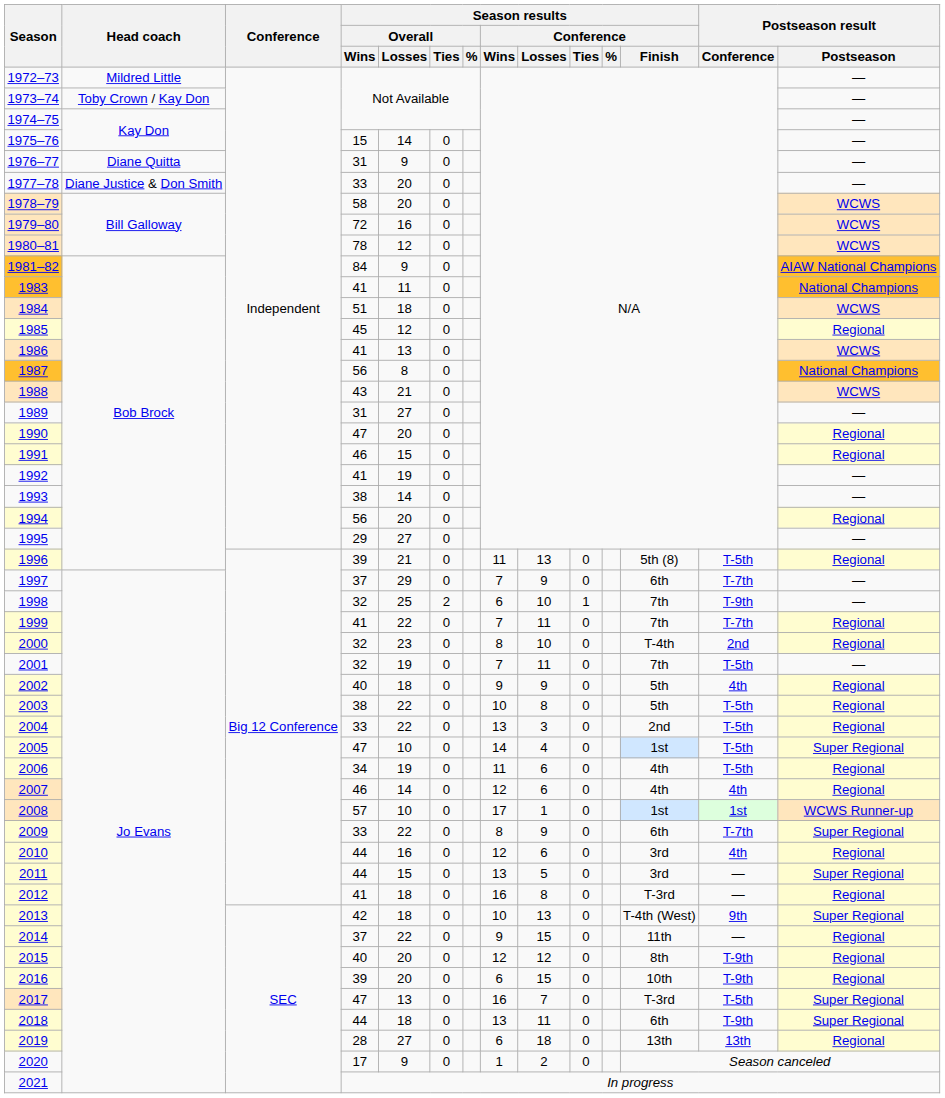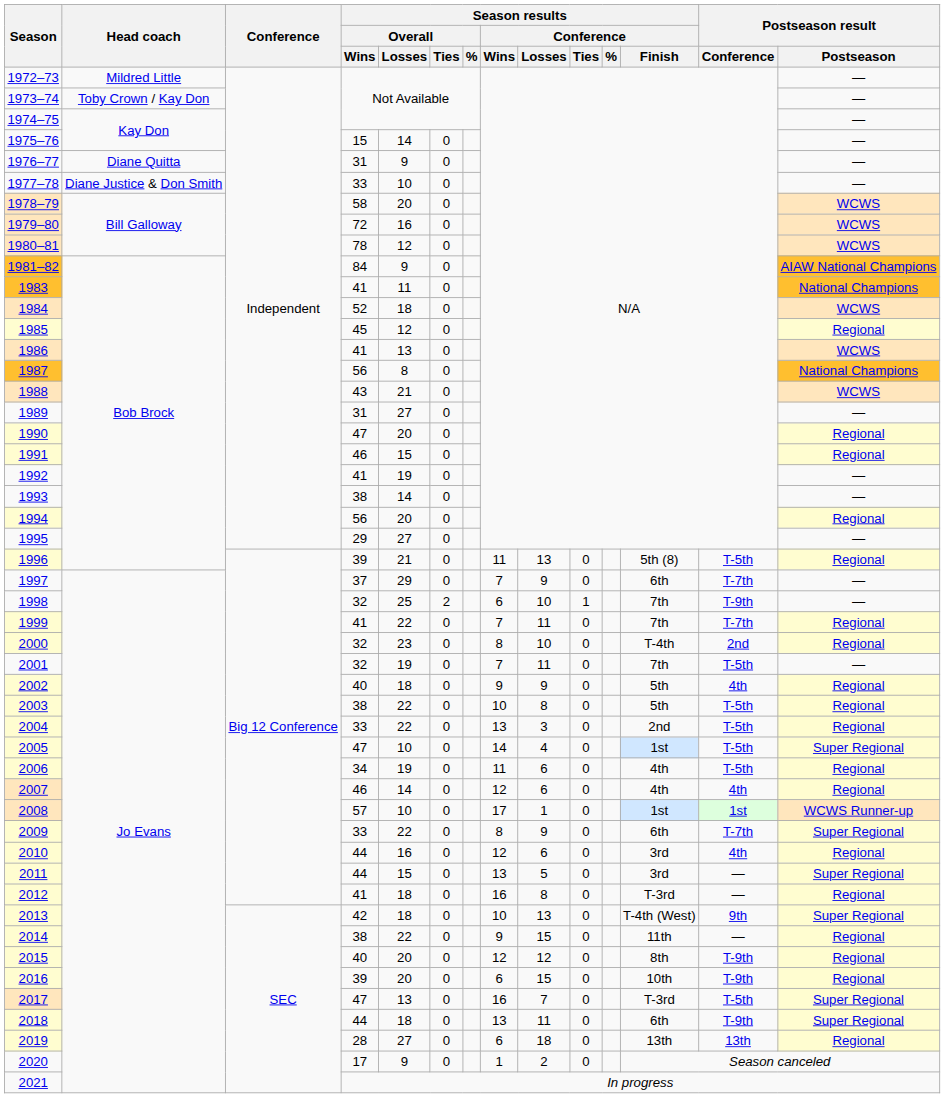(404, 183) 20 -> (404, 183) 10
(360, 308) 51 -> (360, 308) 52
(360, 936) 37 -> (360, 936) 38
